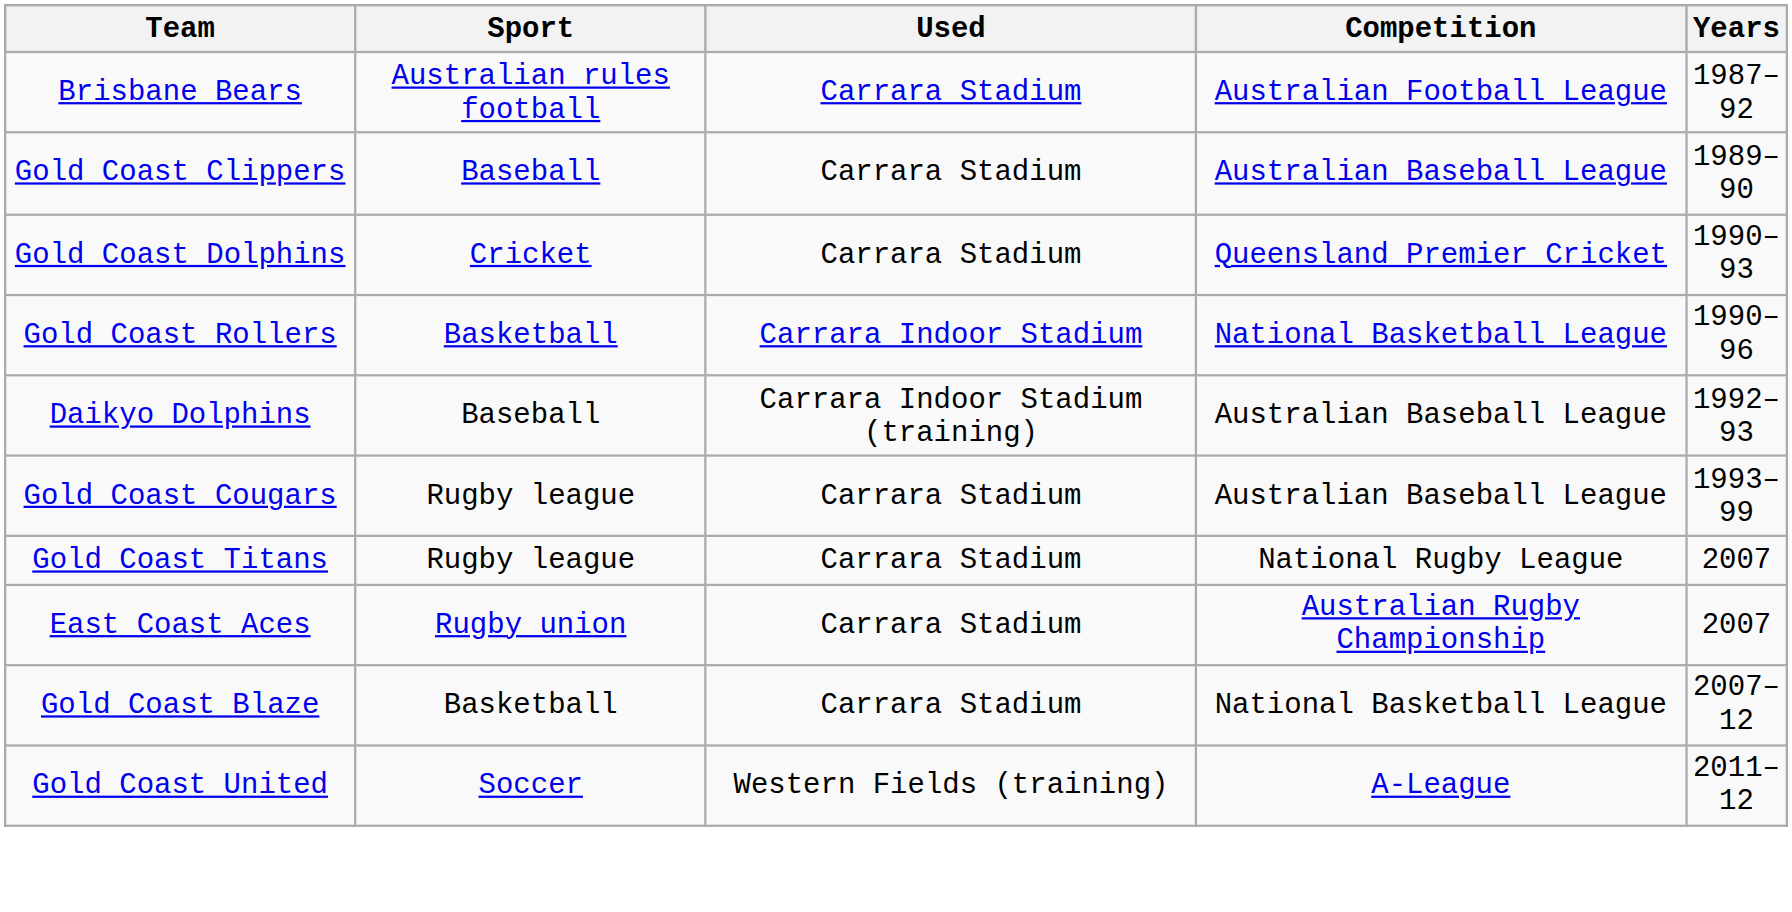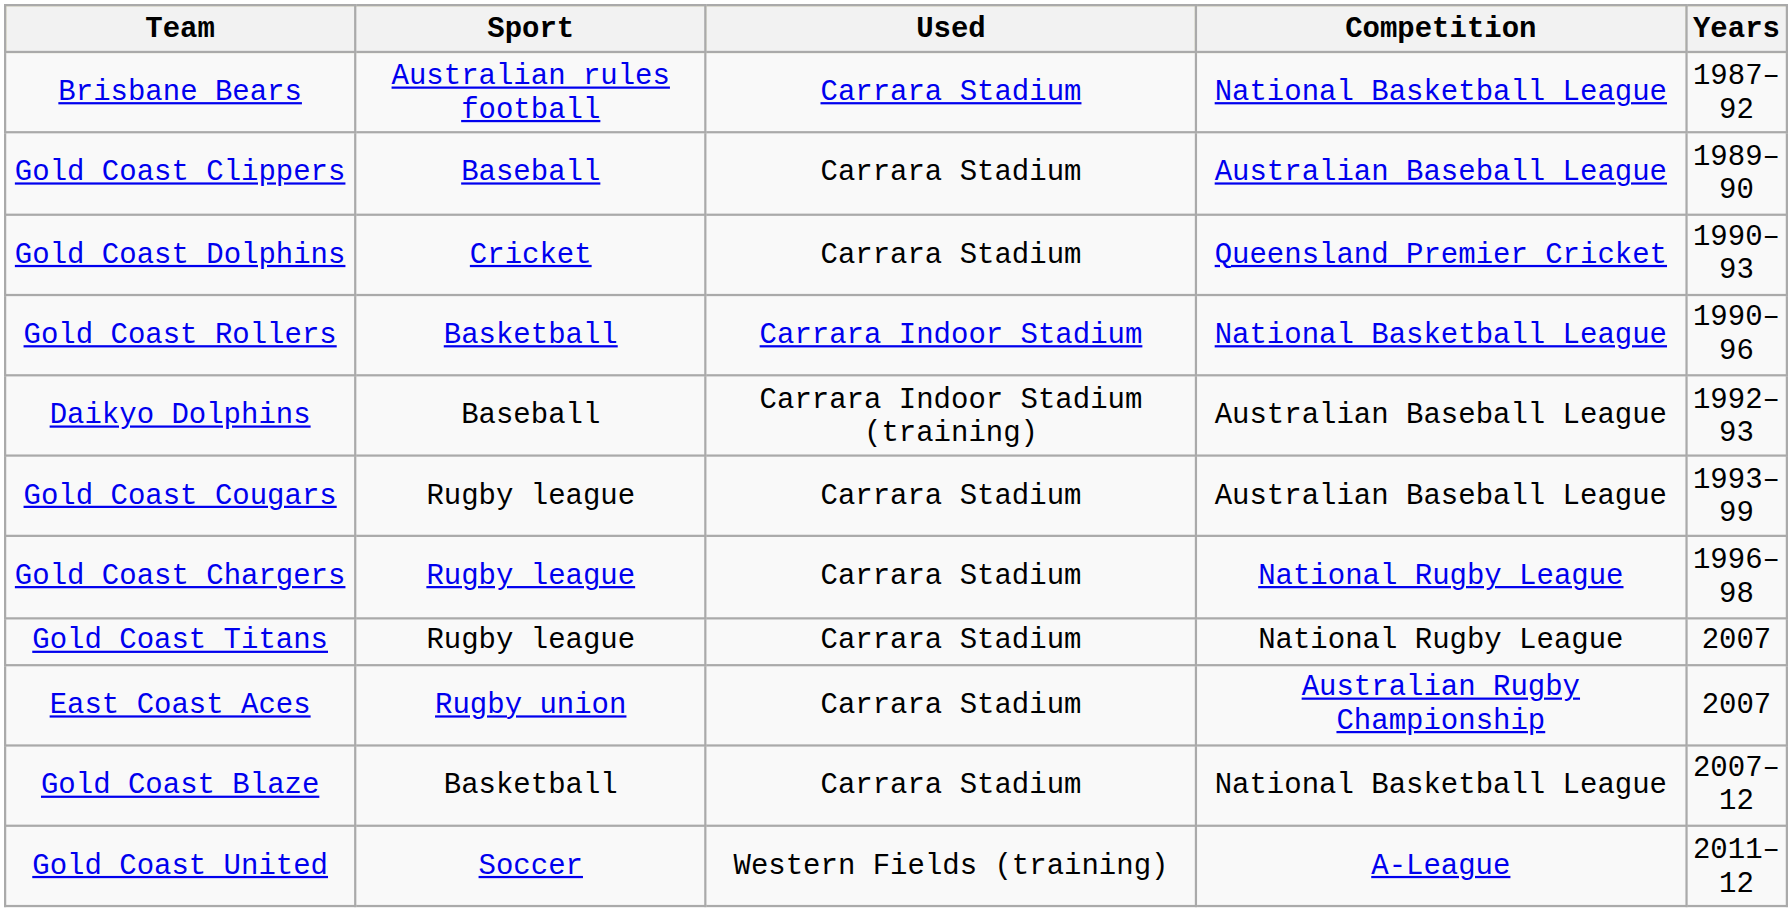(1441, 93) Australian Football League -> (1441, 93) National Basketball League
+ row: (180, 577)
